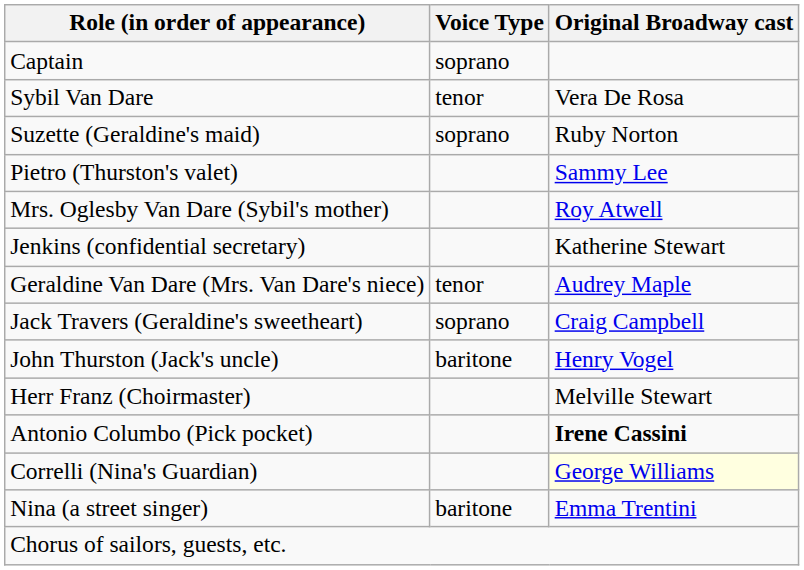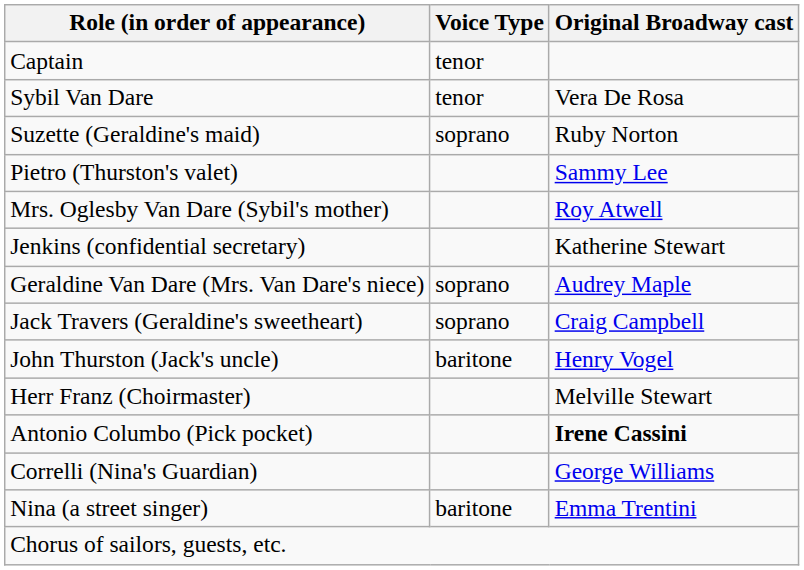(472, 60) soprano -> (459, 60) tenor
(459, 284) tenor -> (472, 284) soprano
(634, 470) lightyellow background -> (634, 470) no background
